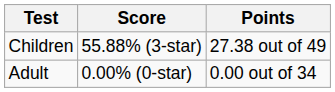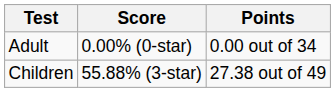rows swapped: (28, 73) <-> (41, 45)
